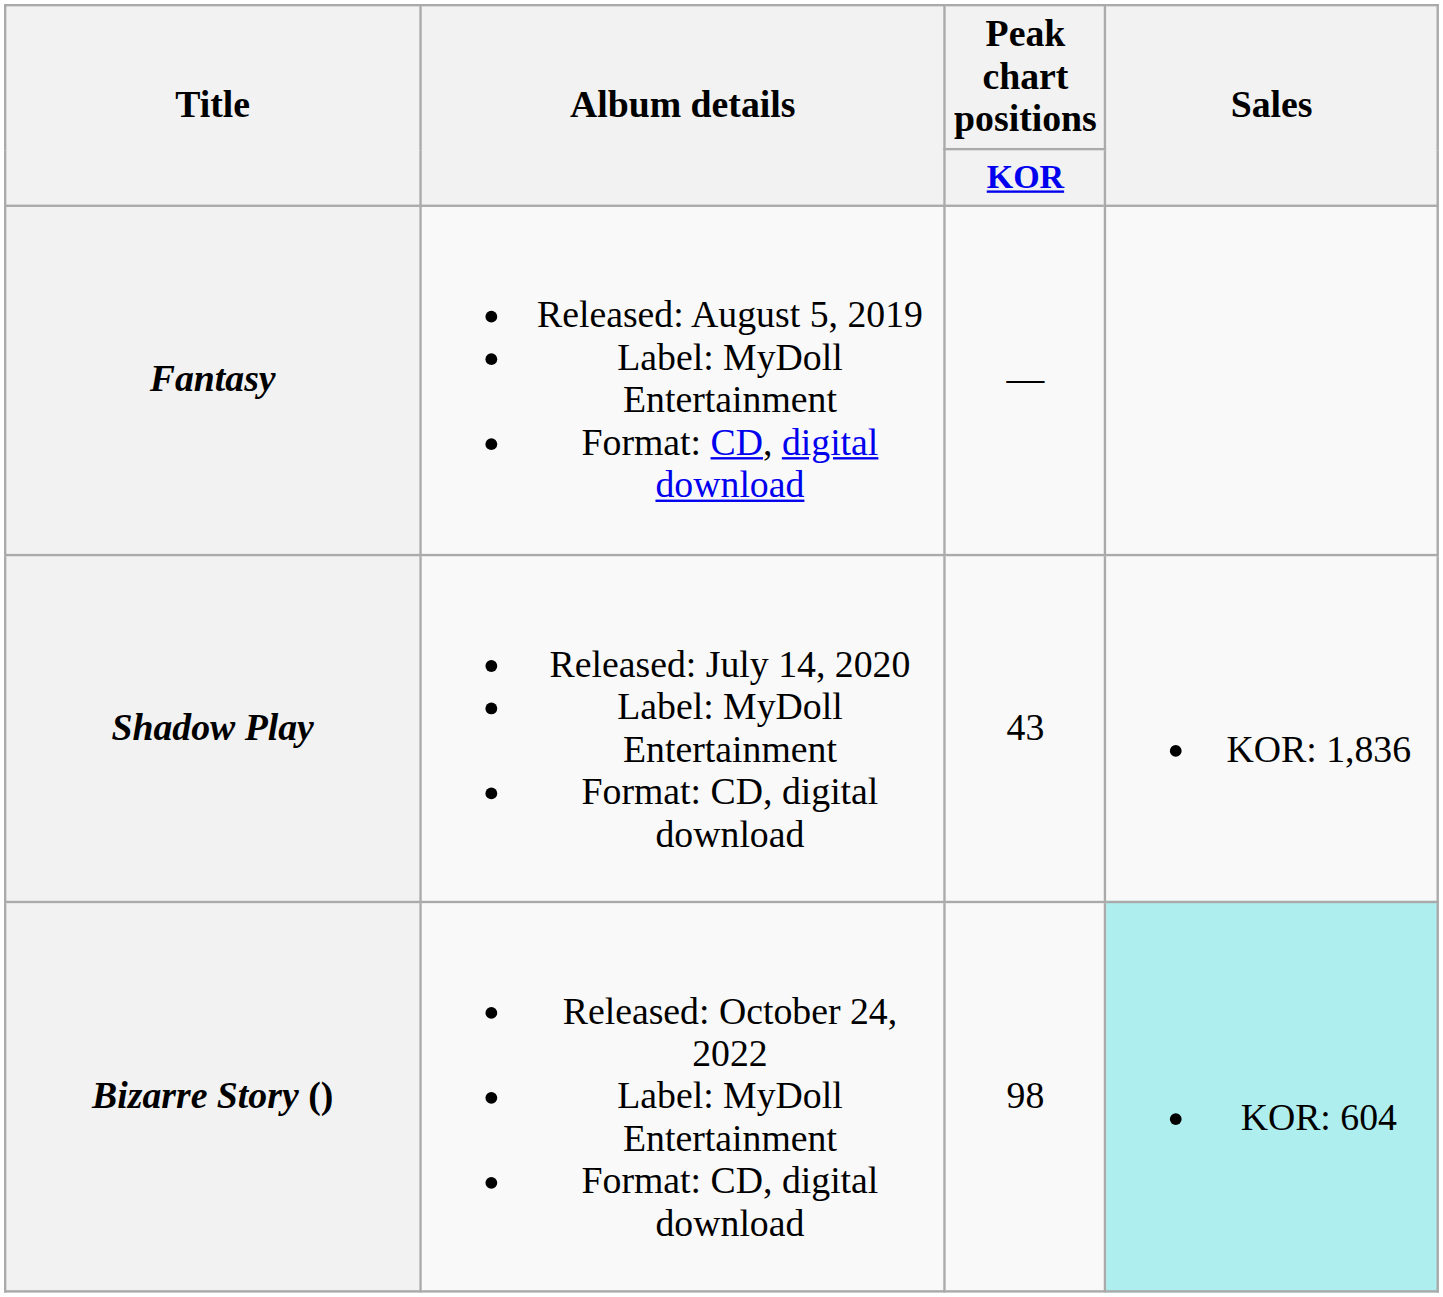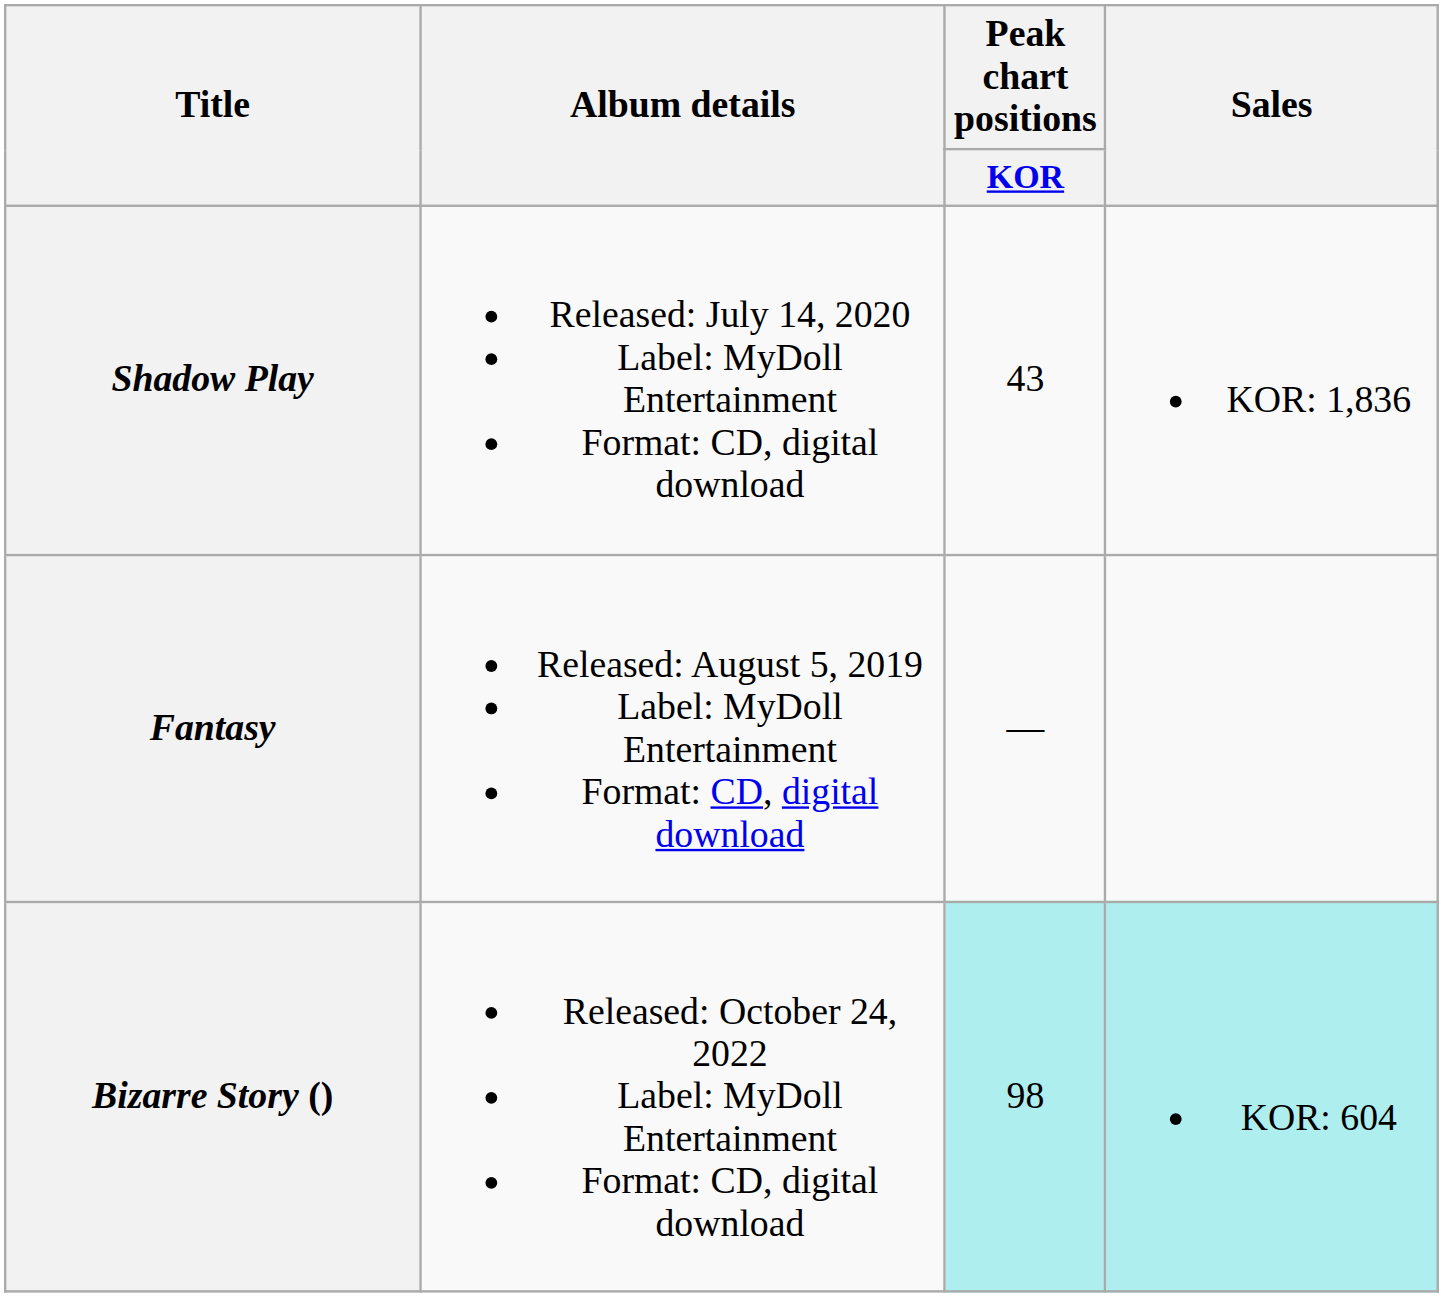rows swapped: (213, 379) <-> (213, 727)
(1025, 1096) no background -> (1025, 1096) paleturquoise background
